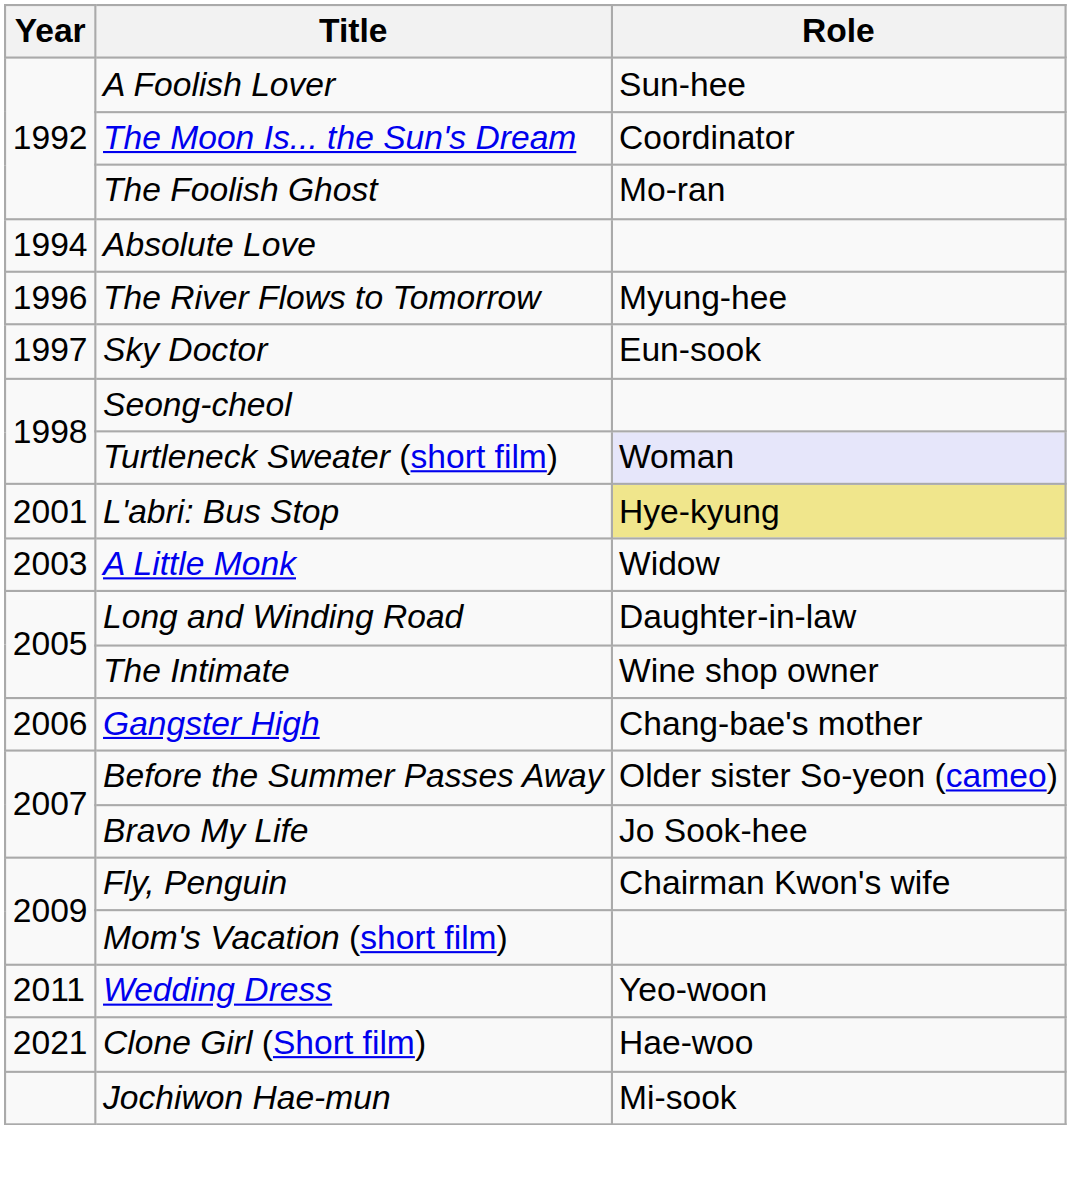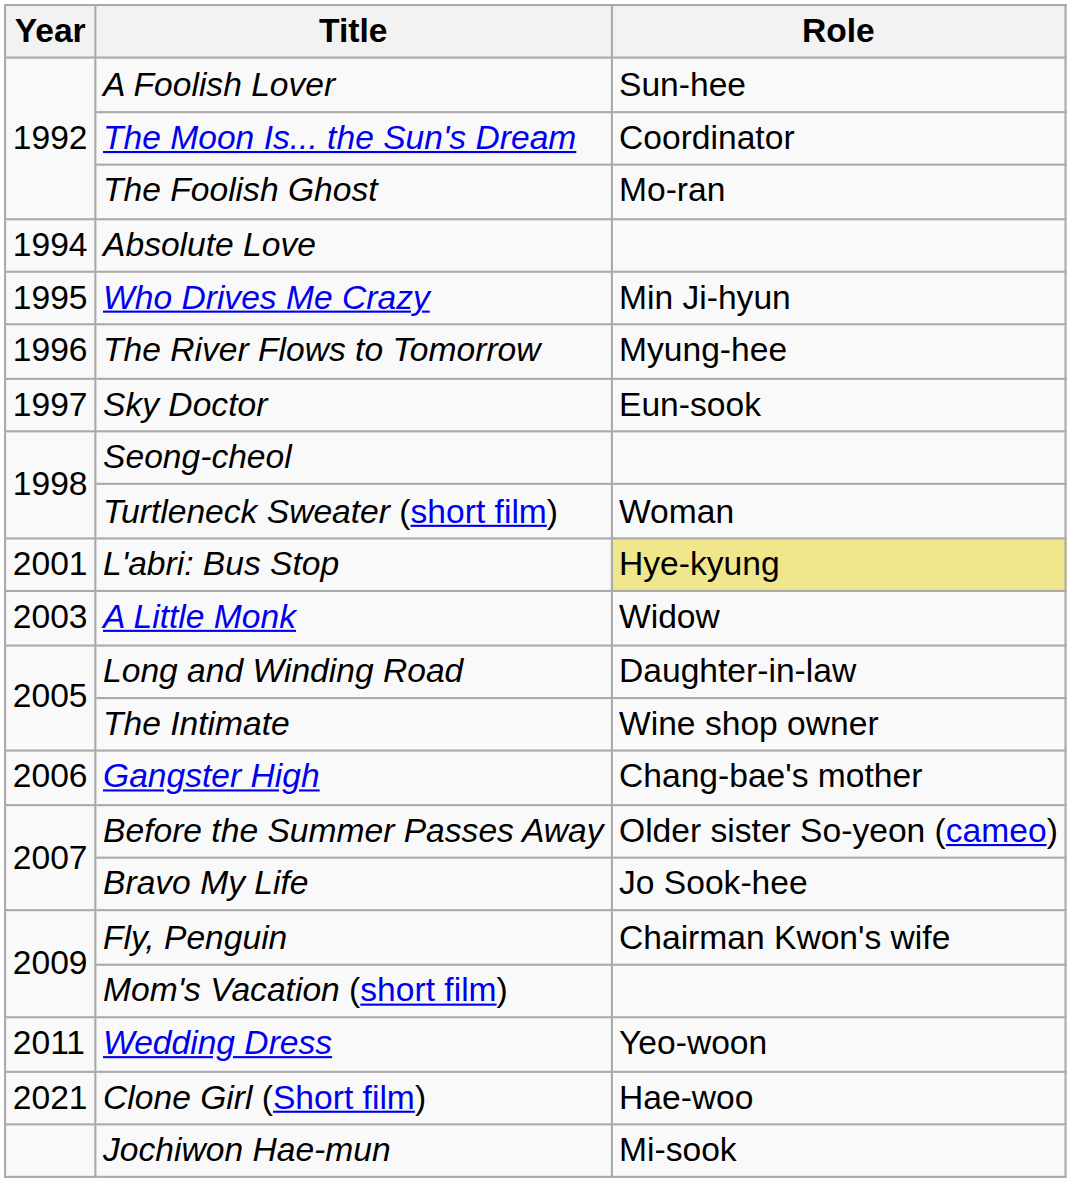+ row: (266, 297)
(677, 457) lavender background -> (677, 510) no background
